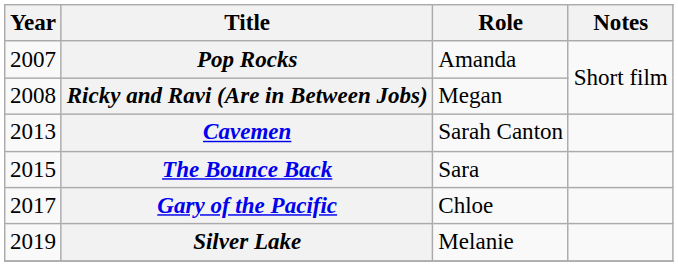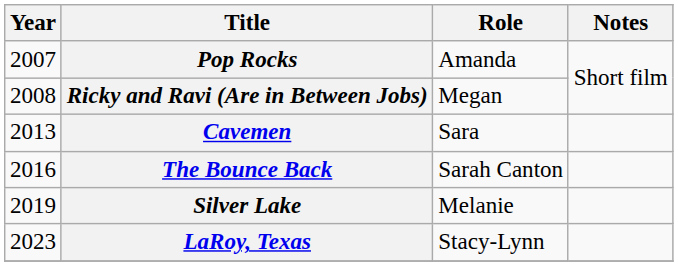(501, 132) Sarah Canton -> (459, 132) Sara
(33, 168) 2015 -> (33, 168) 2016
(459, 168) Sara -> (501, 168) Sarah Canton
- row: (247, 205)
+ row: (247, 242)
